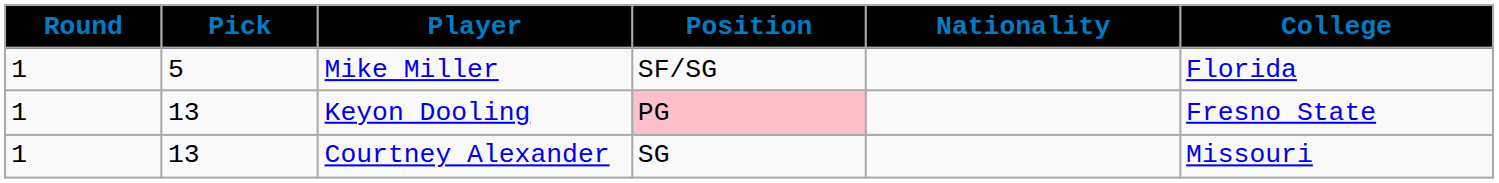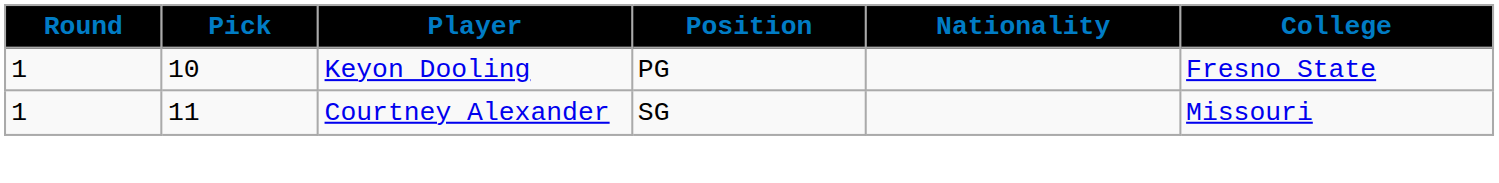- row: (412, 70)
(184, 113) 13 -> (184, 70) 10
(654, 113) pink background -> (654, 70) no background
(184, 156) 13 -> (184, 113) 11
